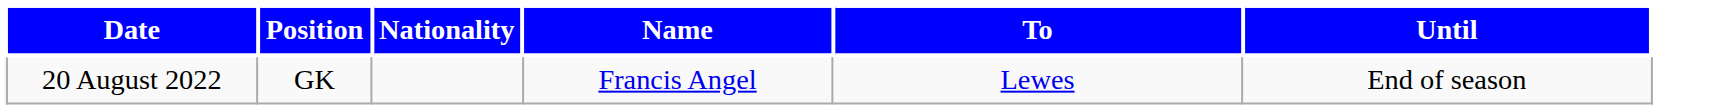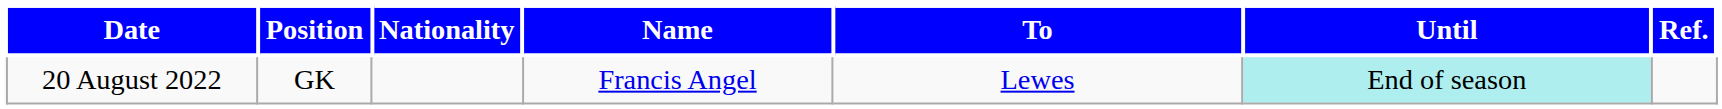+ column: (1684, 30)
(1447, 79) no background -> (1447, 79) paleturquoise background
